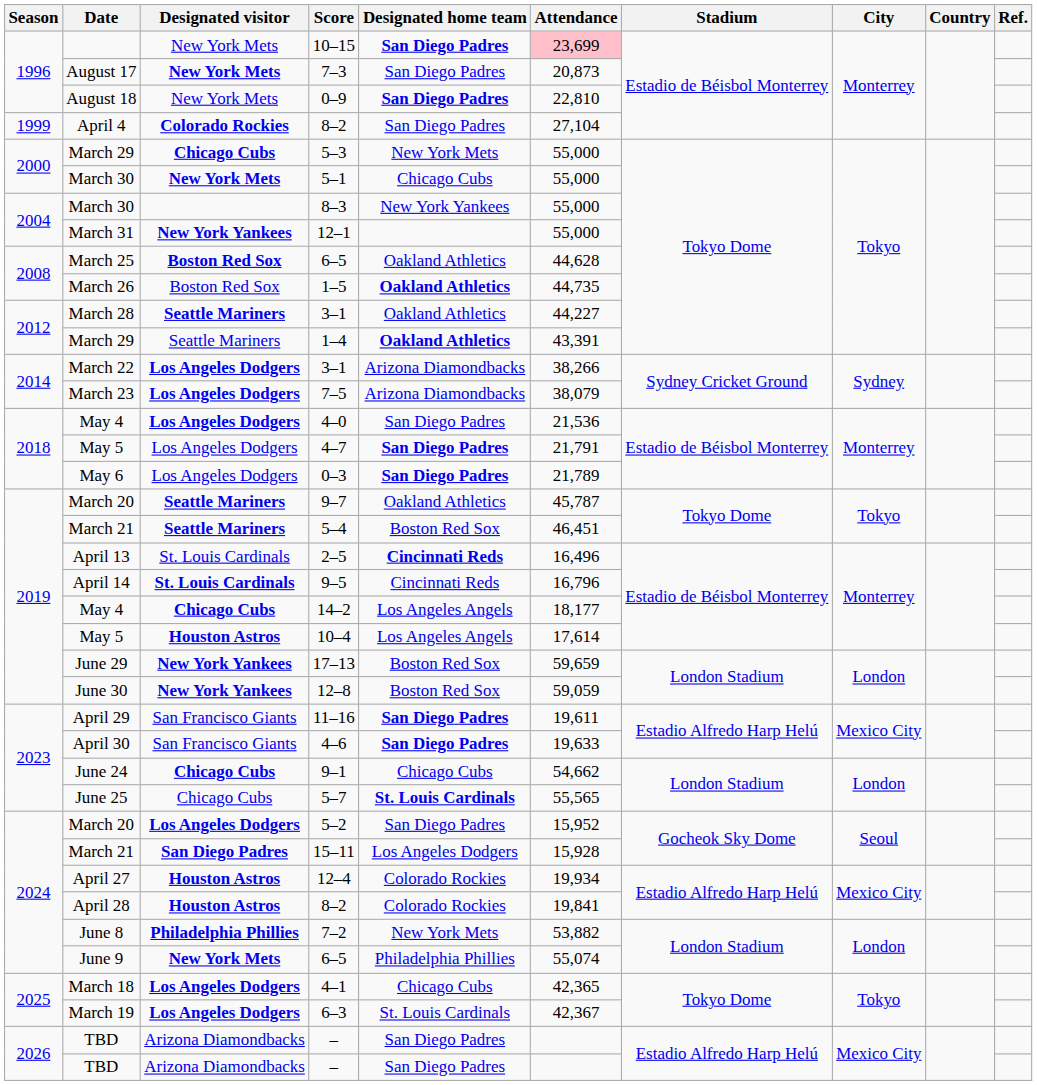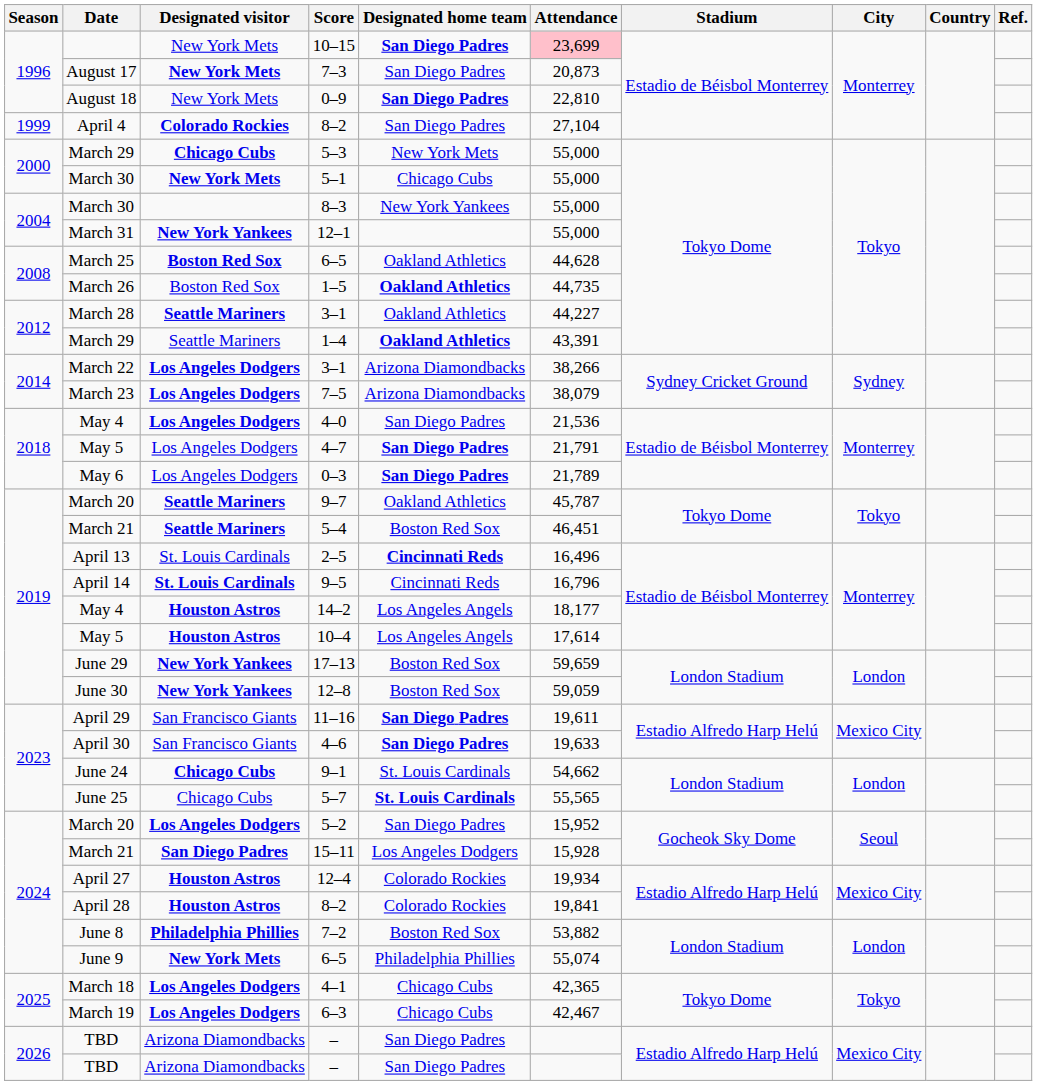(225, 609) Chicago Cubs -> (225, 609) Houston Astros
(445, 771) Chicago Cubs -> (445, 771) St. Louis Cardinals
(445, 932) New York Mets -> (445, 932) Boston Red Sox
(445, 1013) St. Louis Cardinals -> (445, 1013) Chicago Cubs
(576, 1013) 42,367 -> (576, 1013) 42,467
